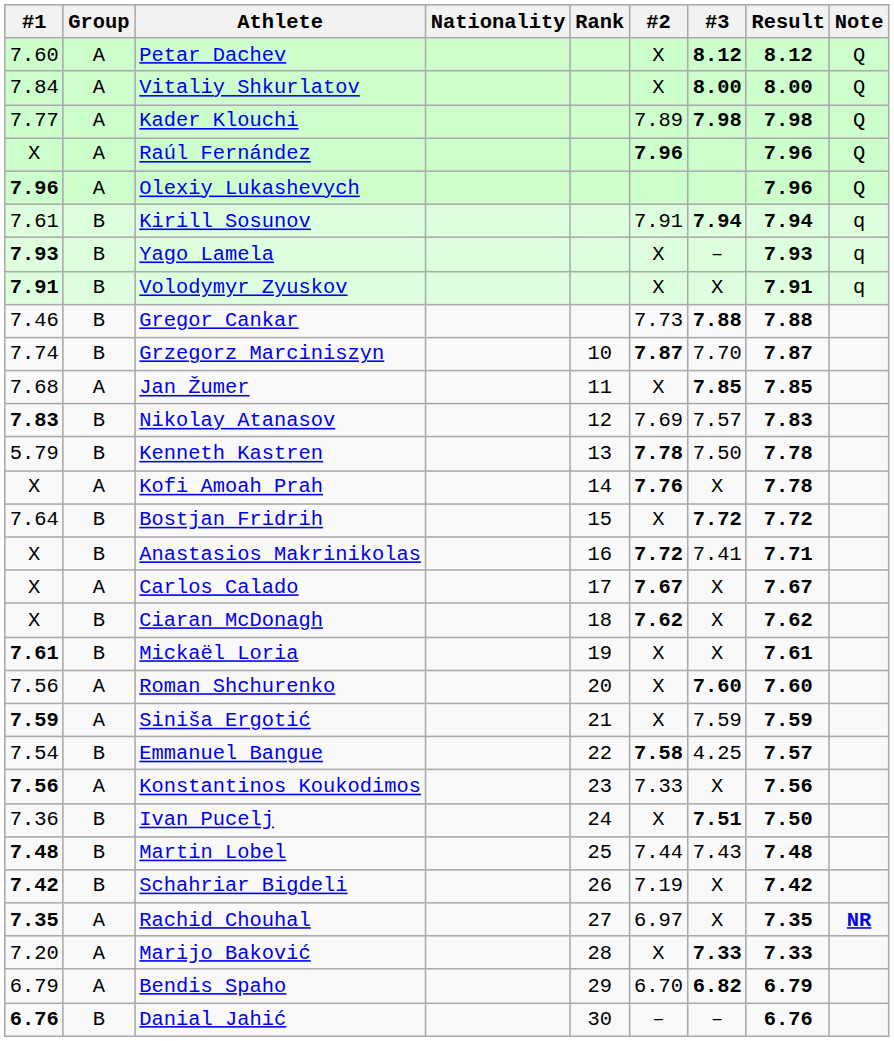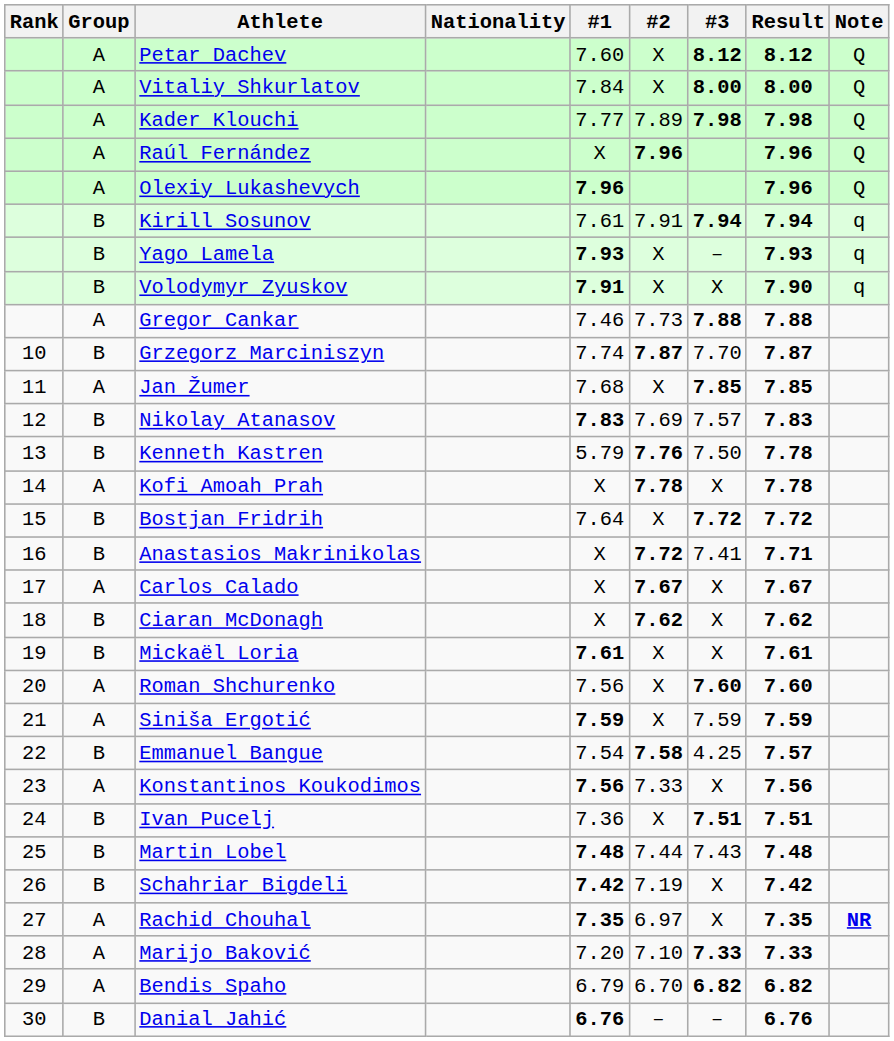columns swapped: (600, 21) <-> (34, 21)
(788, 288) 7.91 -> (788, 288) 7.90
(99, 321) B -> (99, 321) A
(658, 454) 7.78 -> (658, 454) 7.76
(658, 487) 7.76 -> (658, 487) 7.78
(788, 820) 7.50 -> (788, 820) 7.51
(658, 953) X -> (658, 953) 7.10
(788, 986) 6.79 -> (788, 986) 6.82
